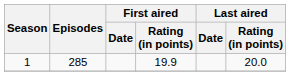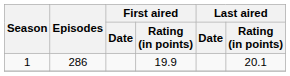(78, 62) 285 -> (78, 62) 286
(256, 62) 20.0 -> (256, 62) 20.1
